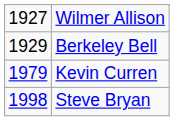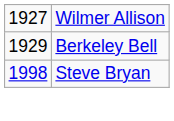- row: (106, 73)
